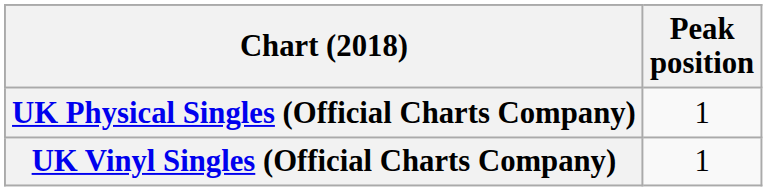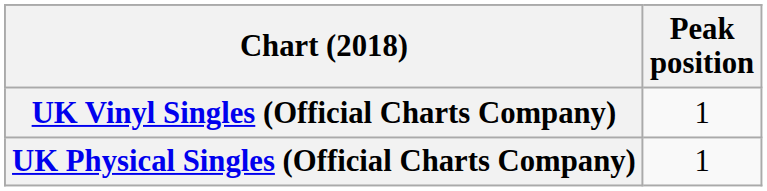rows swapped: (324, 112) <-> (324, 160)
